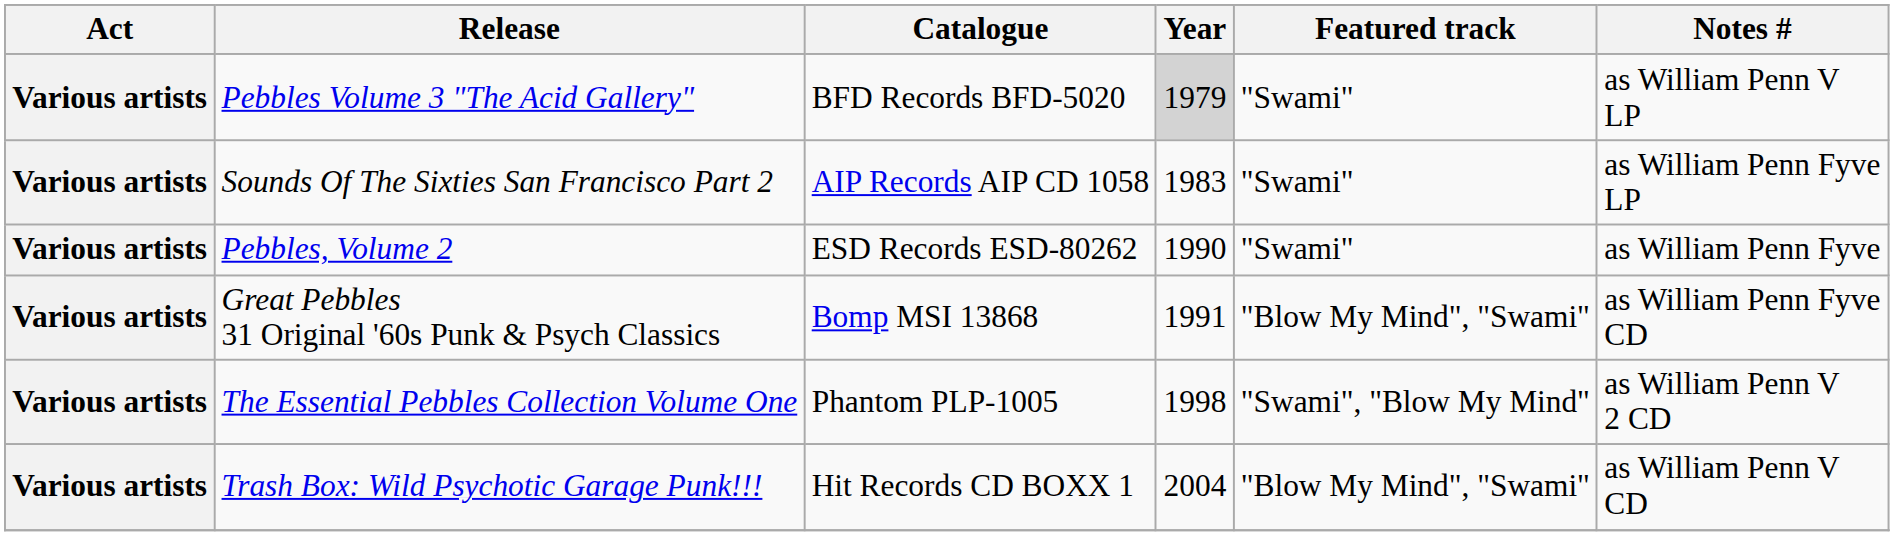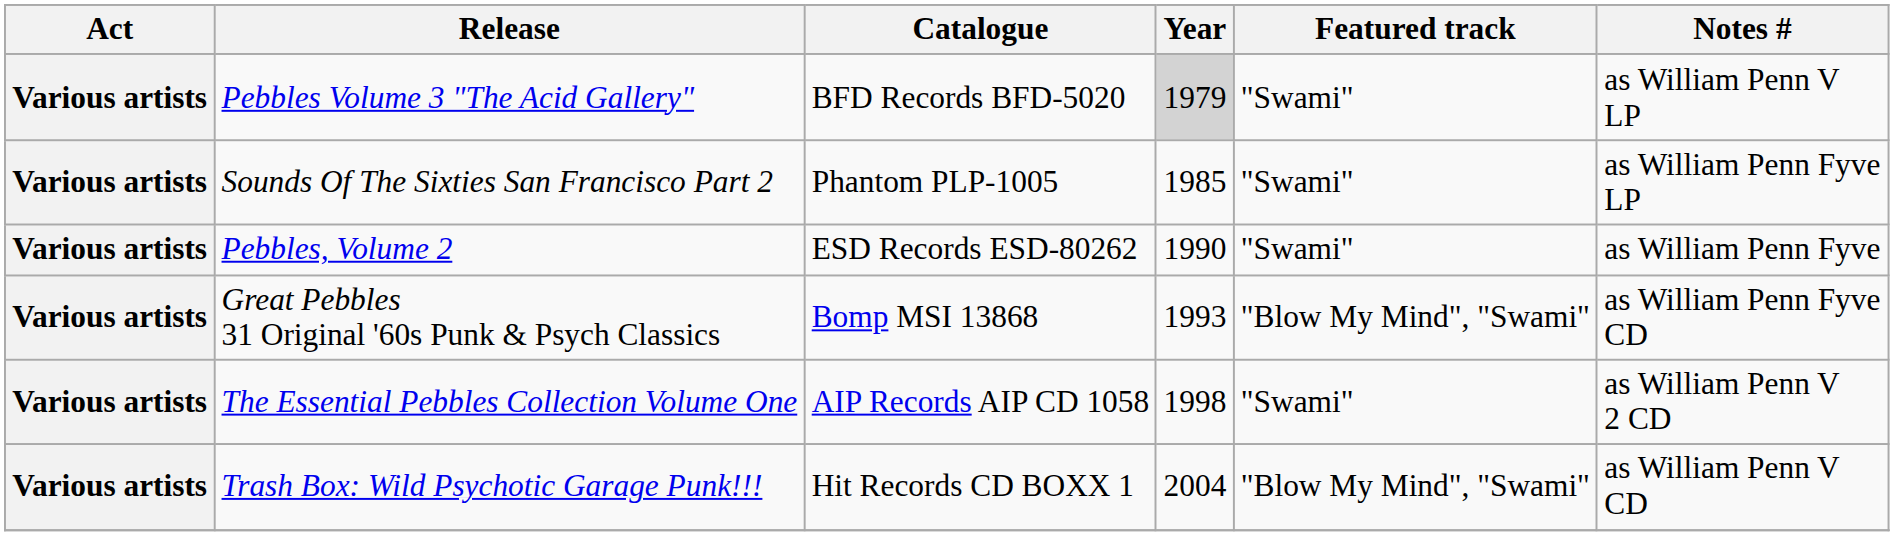(980, 181) AIP Records AIP CD 1058 -> (935, 181) Phantom PLP-1005
(1195, 181) 1983 -> (1195, 181) 1985
(1195, 316) 1991 -> (1195, 316) 1993
(935, 401) Phantom PLP-1005 -> (980, 401) AIP Records AIP CD 1058
(1415, 401) "Swami", "Blow My Mind" -> (1297, 401) "Swami"
